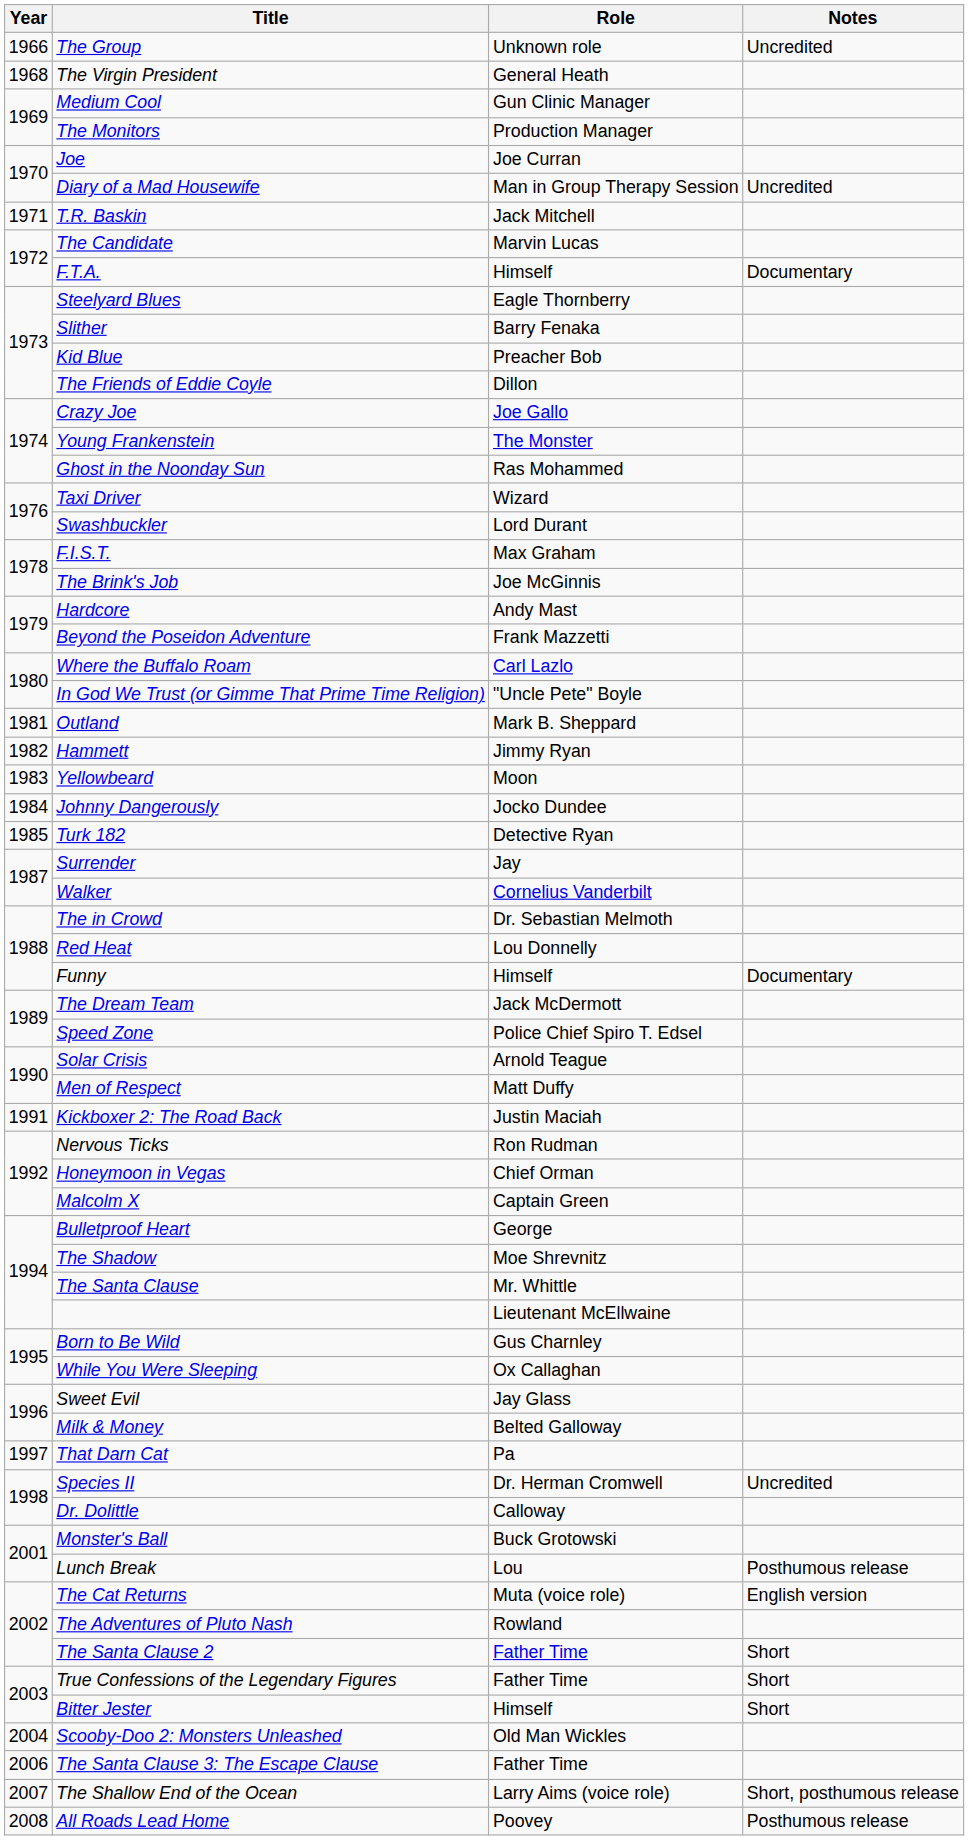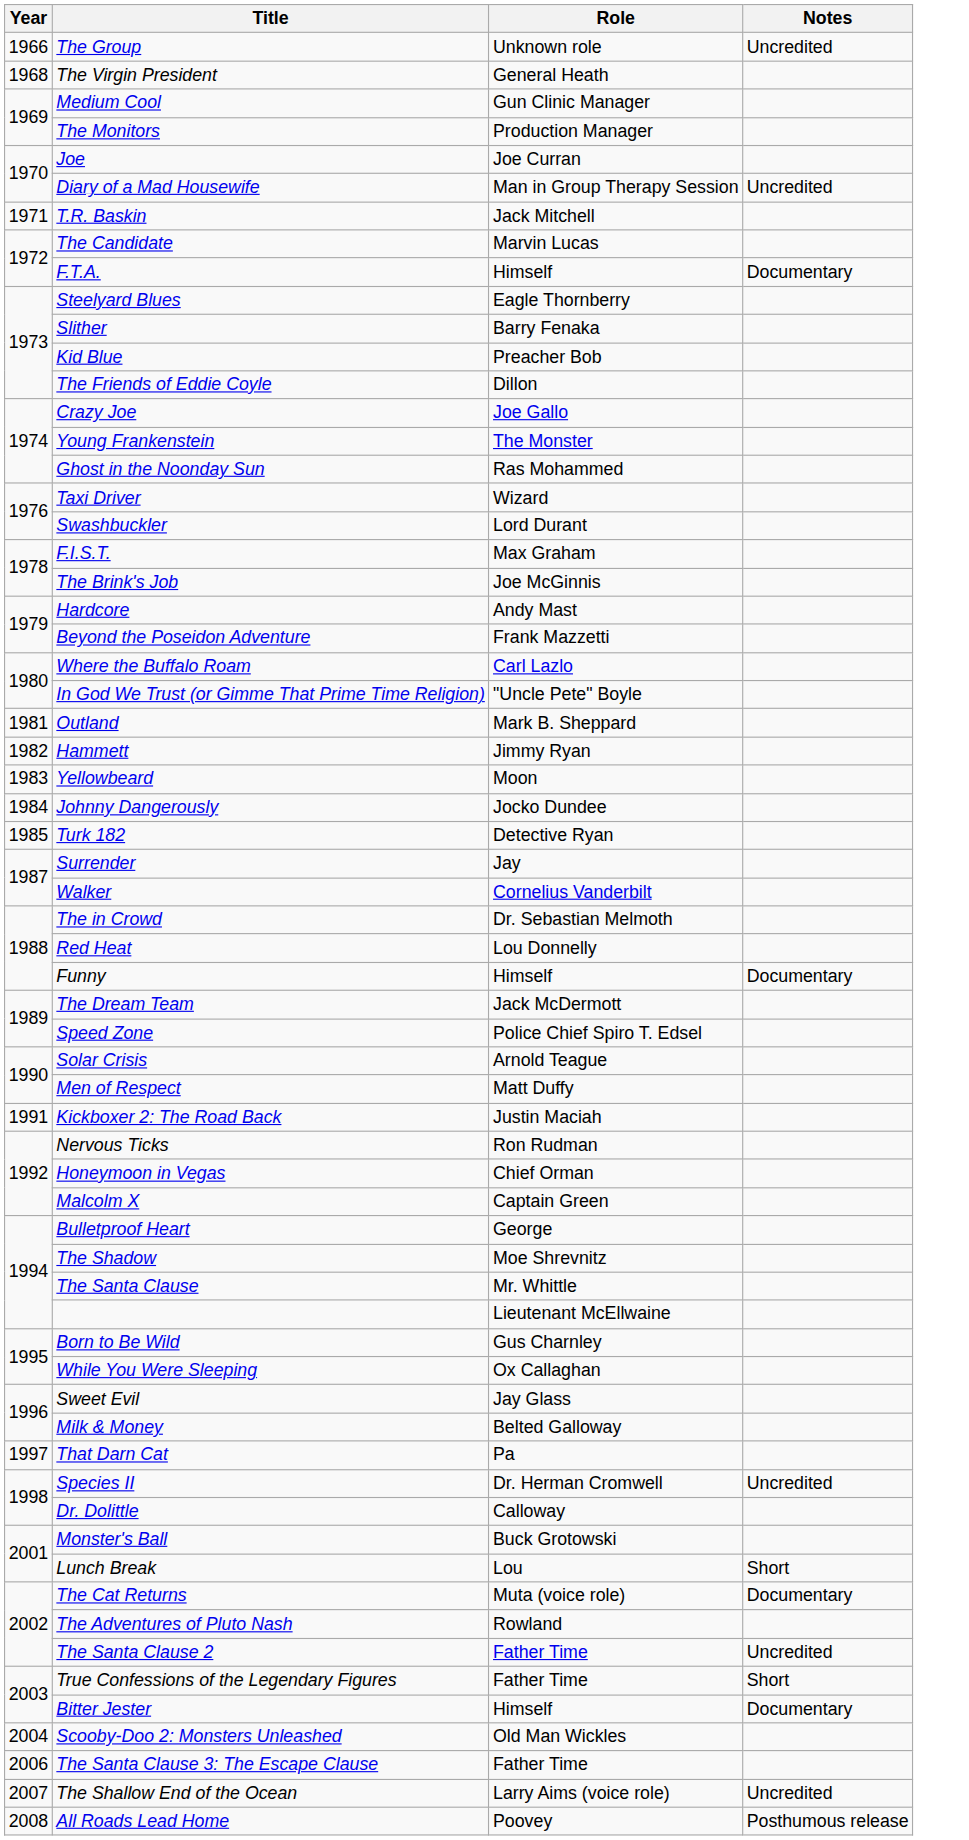(828, 1567) Posthumous release -> (768, 1567) Short
(807, 1595) English version -> (800, 1595) Documentary
(768, 1652) Short -> (790, 1652) Uncredited
(768, 1708) Short -> (800, 1708) Documentary
(853, 1793) Short, posthumous release -> (790, 1793) Uncredited
